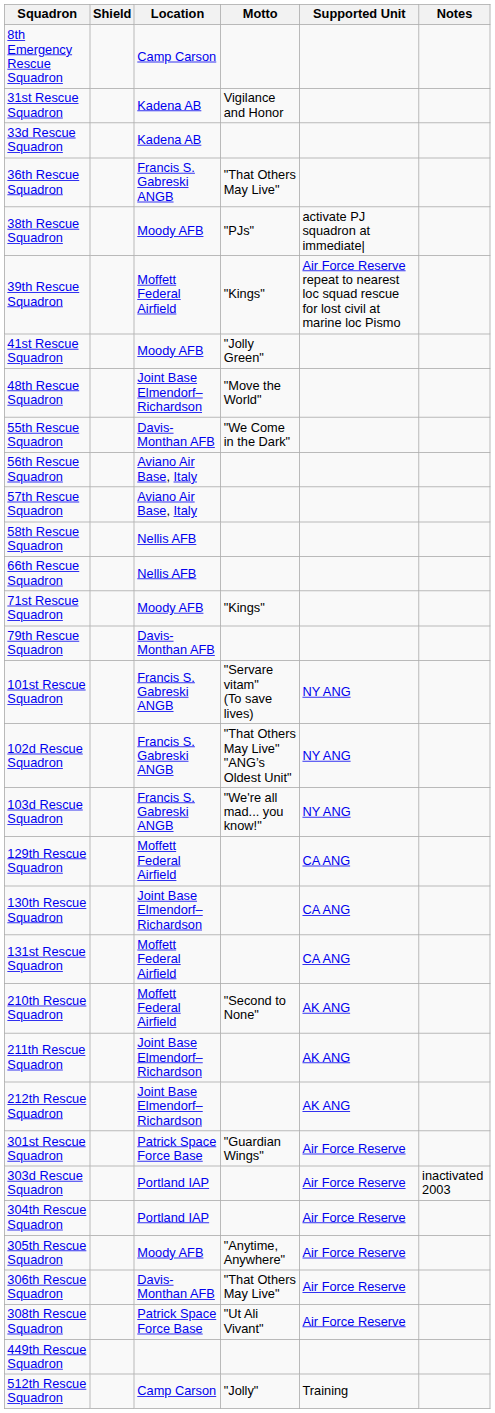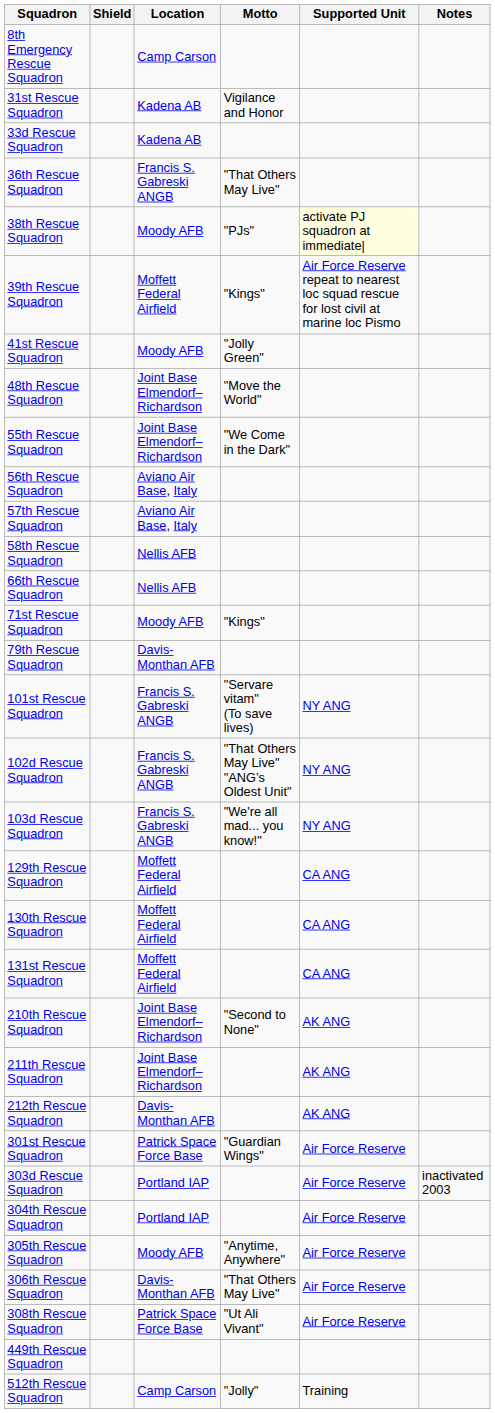(336, 231) no background -> (336, 231) lightyellow background
(176, 434) Davis-Monthan AFB -> (170, 442) Joint Base Elmendorf–Richardson
(170, 910) Joint Base Elmendorf–Richardson -> (159, 924) Moffett Federal Airfield
(159, 1008) Moffett Federal Airfield -> (170, 1022) Joint Base Elmendorf–Richardson
(170, 1106) Joint Base Elmendorf–Richardson -> (176, 1113) Davis-Monthan AFB
